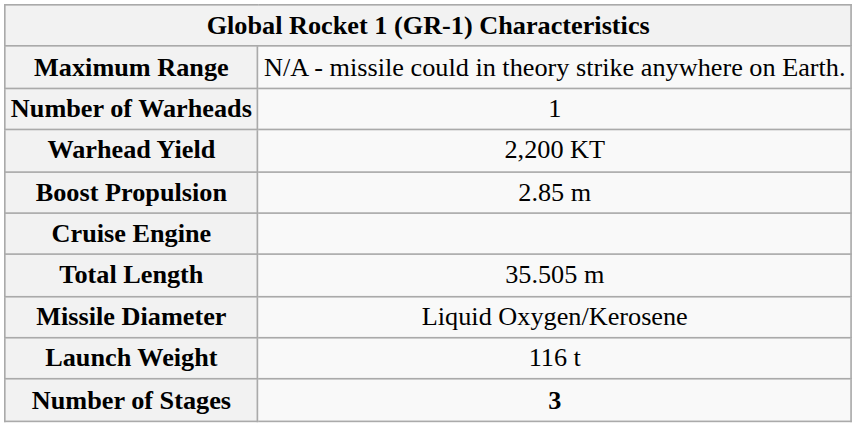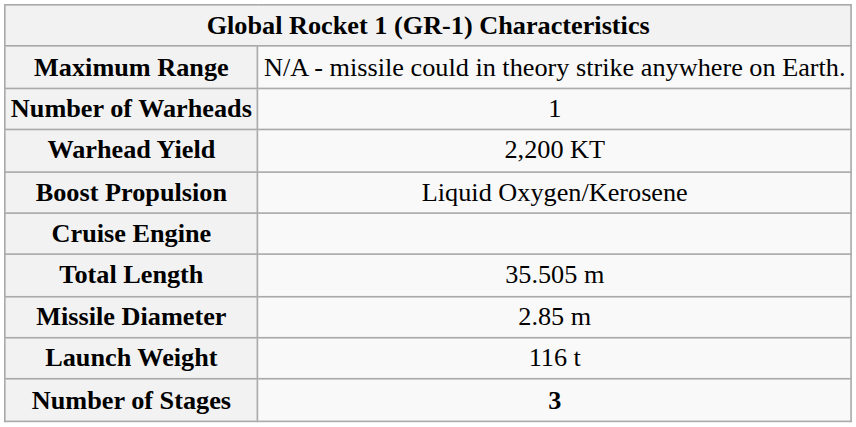(555, 191) 2.85 m -> (555, 191) Liquid Oxygen/Kerosene
(555, 316) Liquid Oxygen/Kerosene -> (555, 316) 2.85 m
